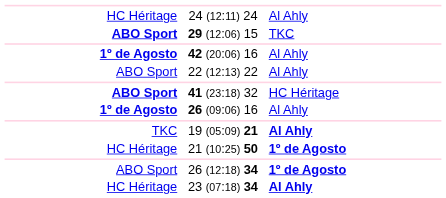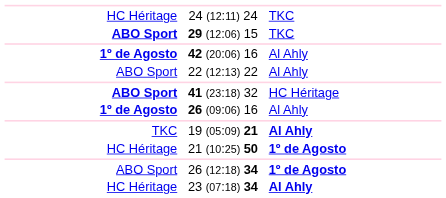(288, 16) Al Ahly -> (282, 16) TKC
